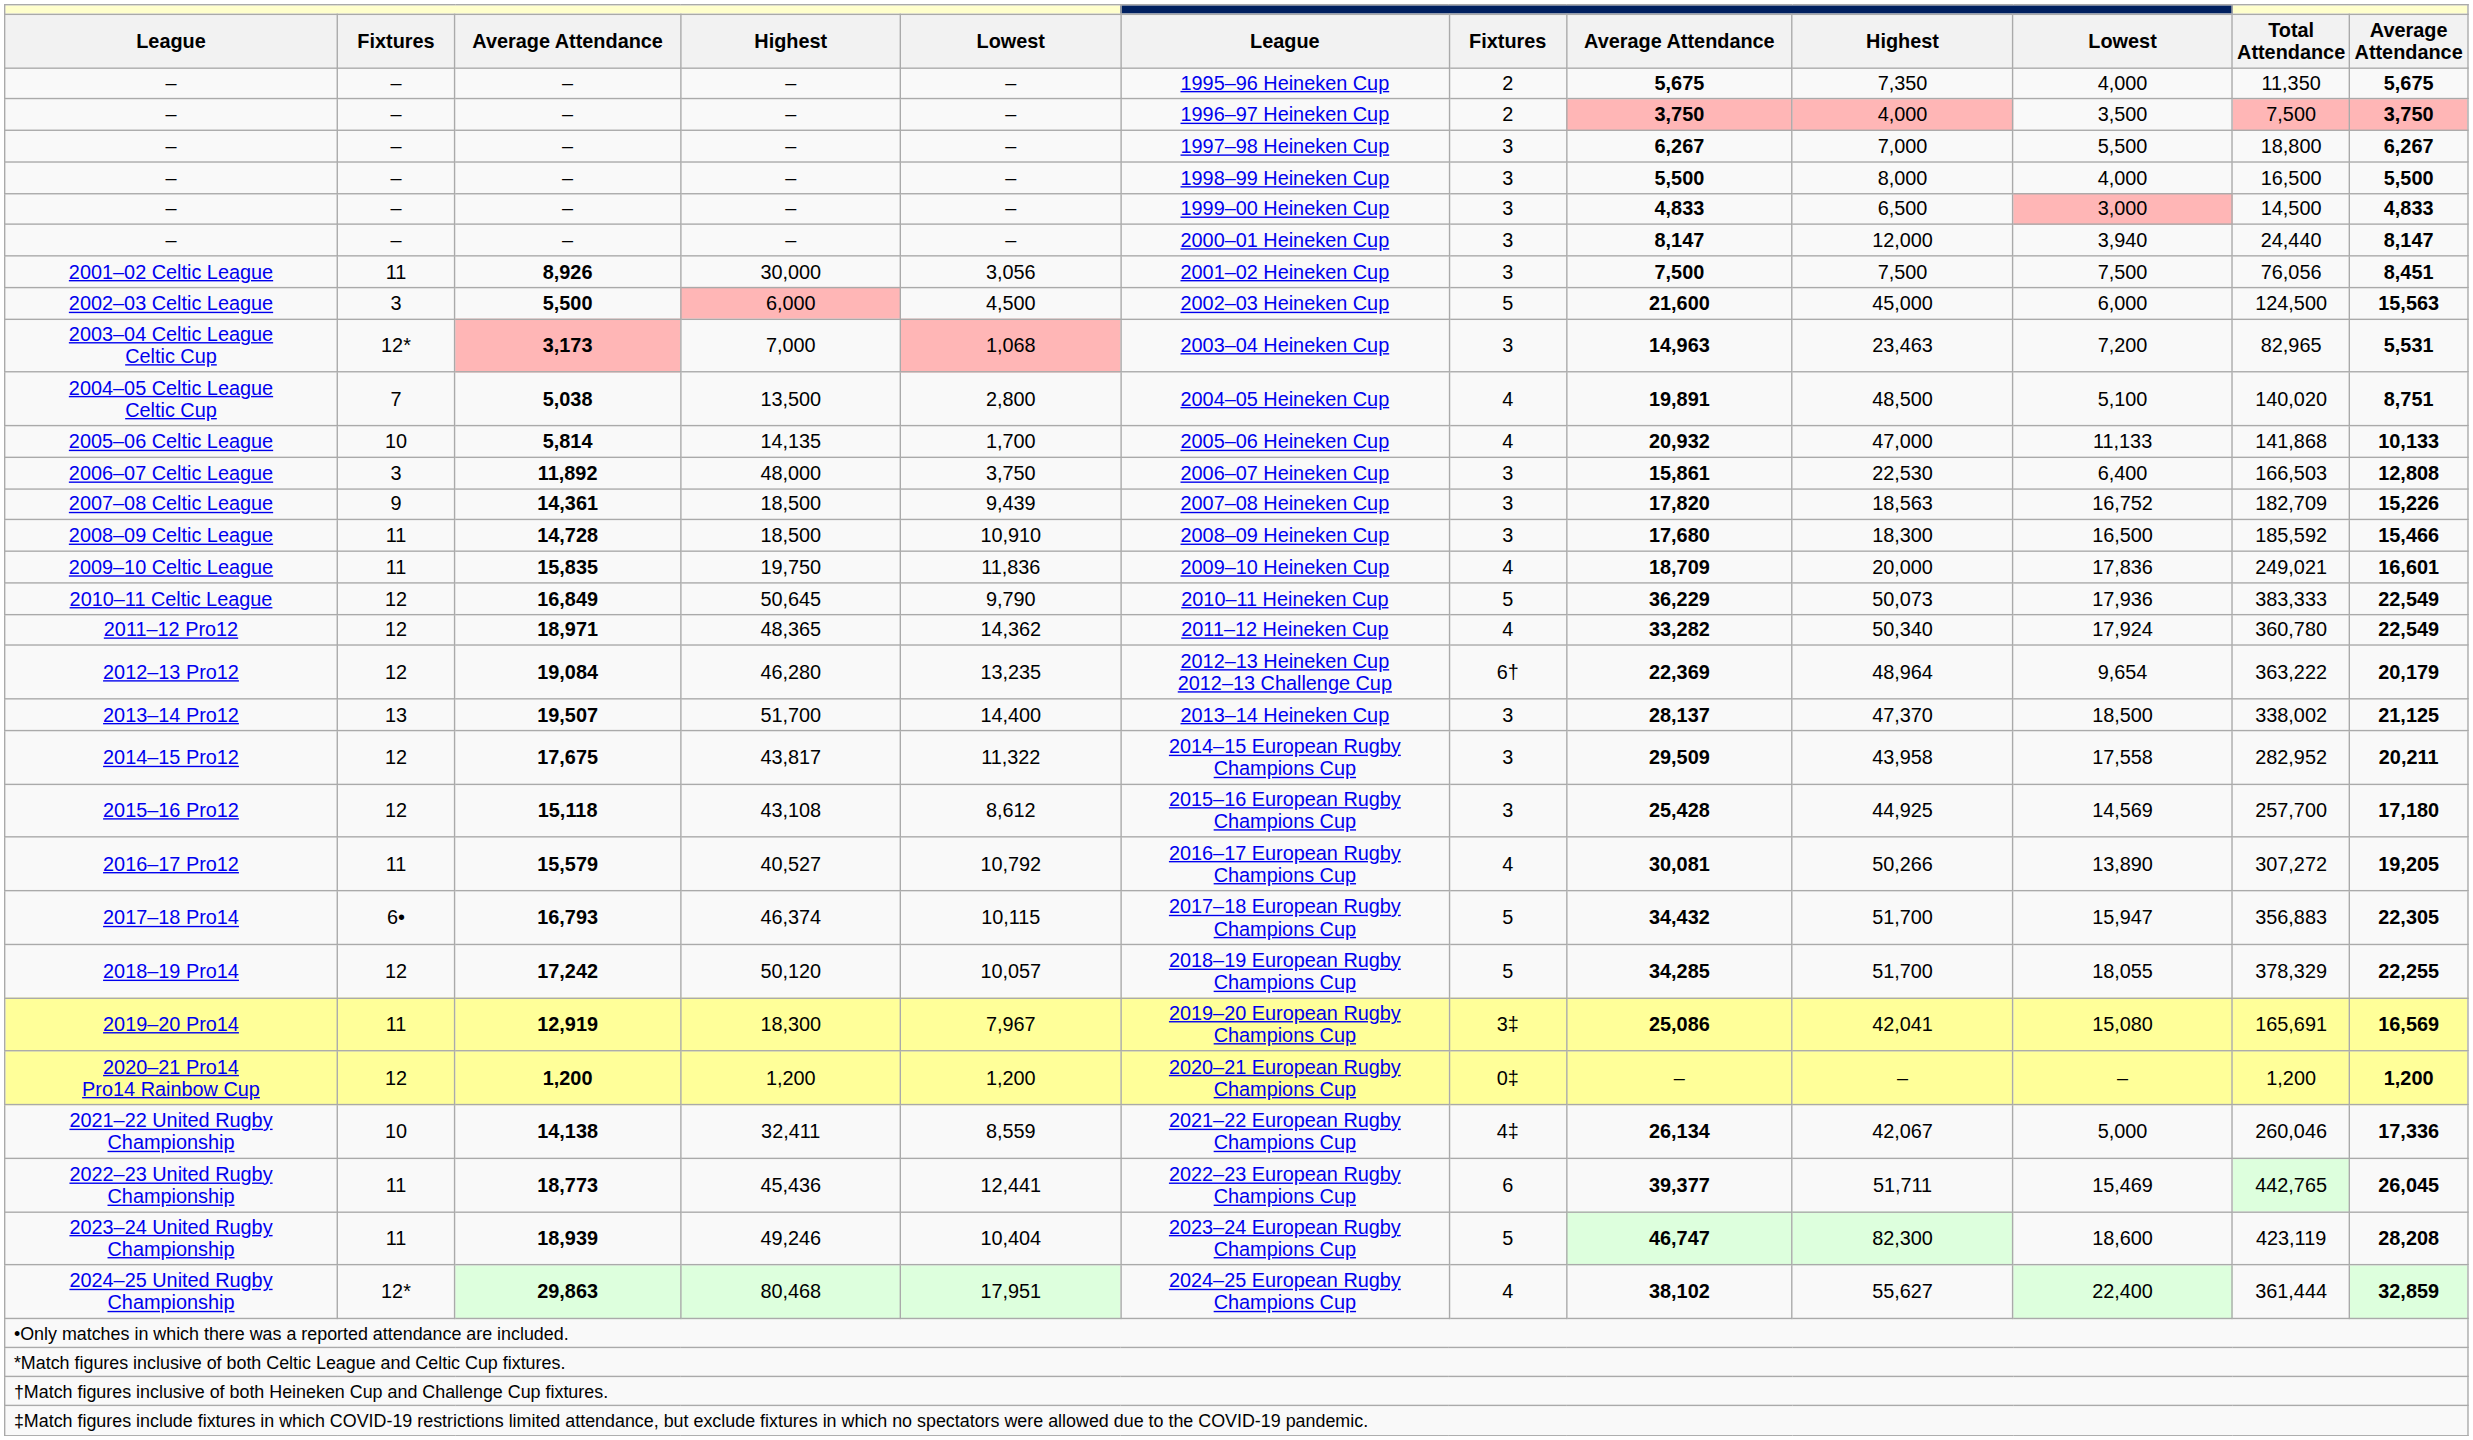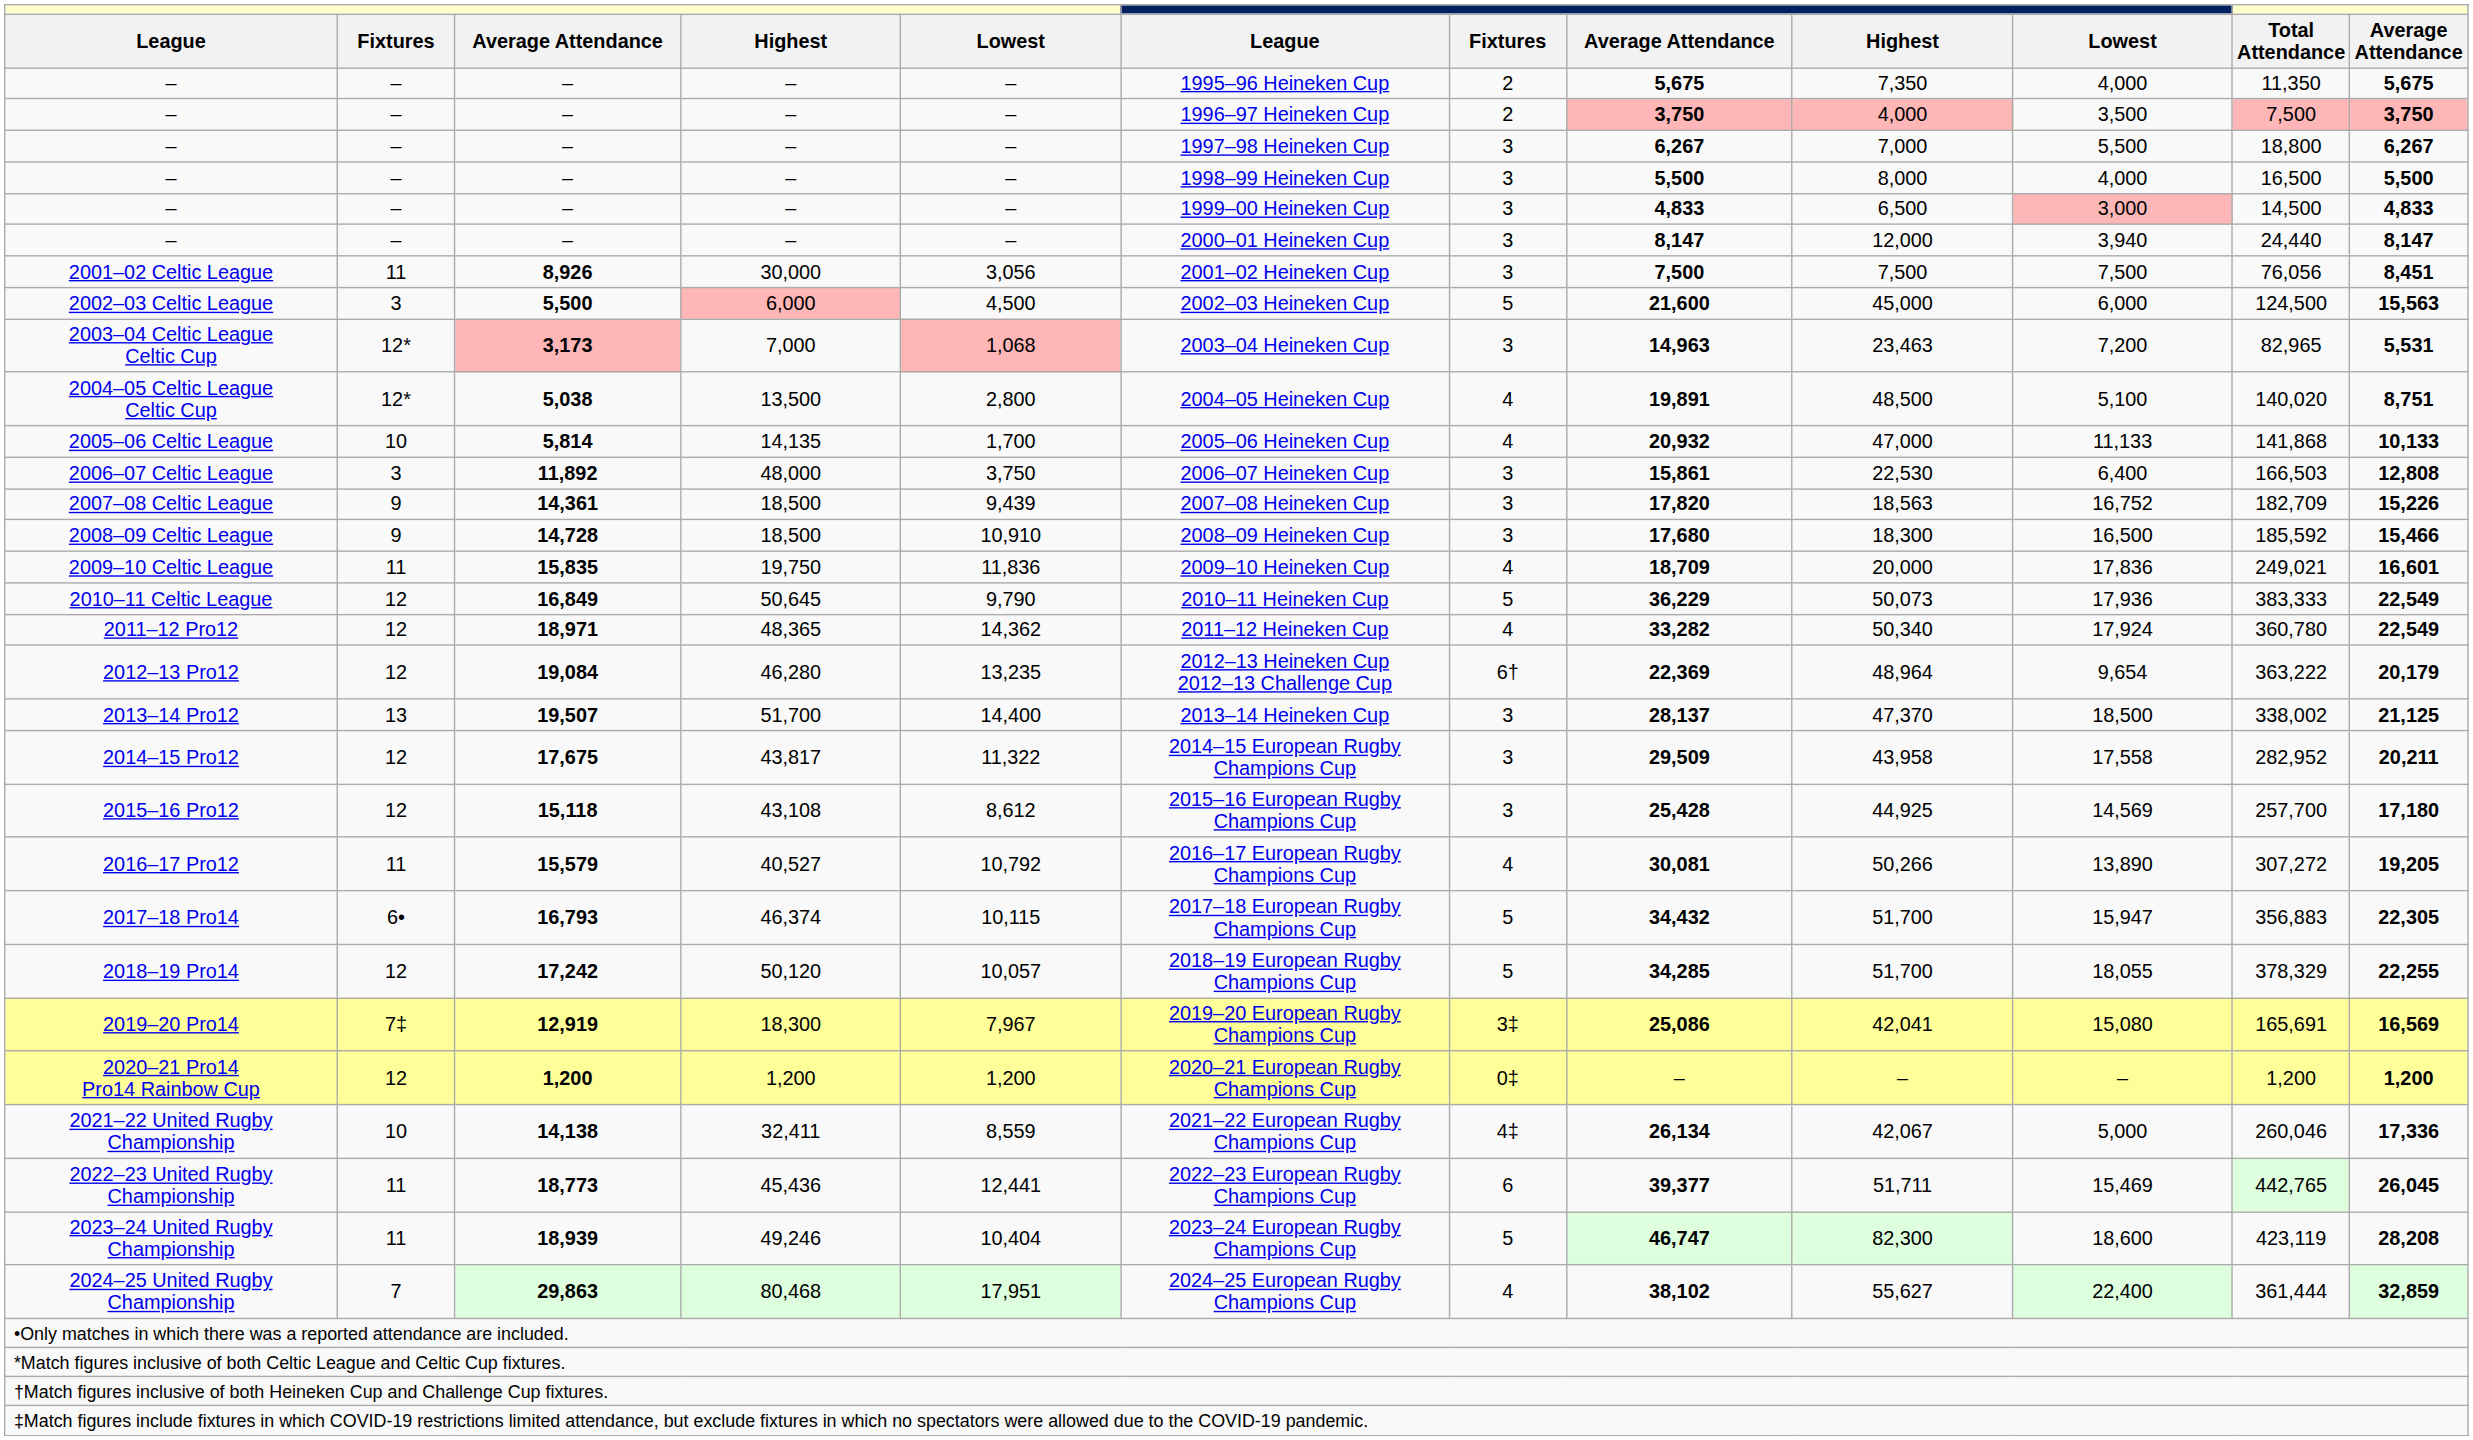(396, 399) 7 -> (396, 399) 12*
(396, 536) 11 -> (396, 536) 9
(396, 1025) 11 -> (396, 1025) 7‡
(396, 1292) 12* -> (396, 1292) 7
